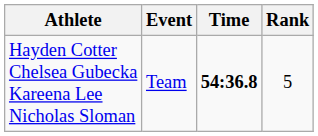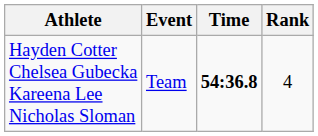(288, 83) 5 -> (288, 83) 4
